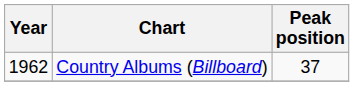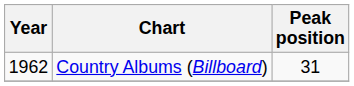(310, 66) 37 -> (310, 66) 31
